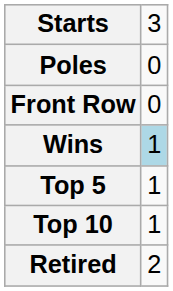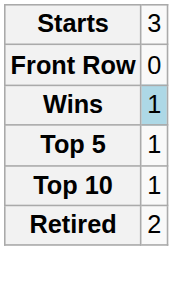- row: (73, 64)
